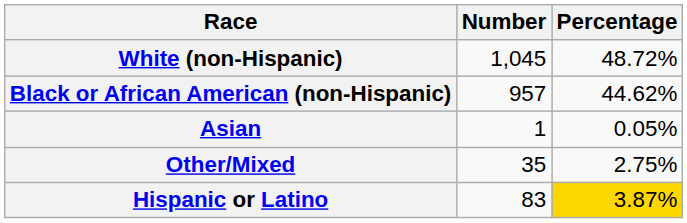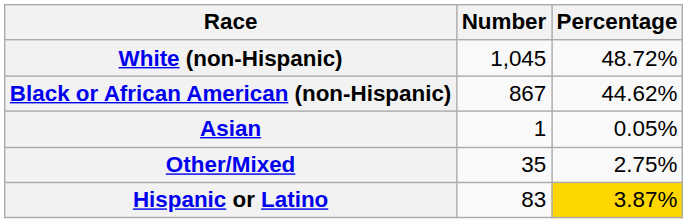(528, 93) 957 -> (528, 93) 867
